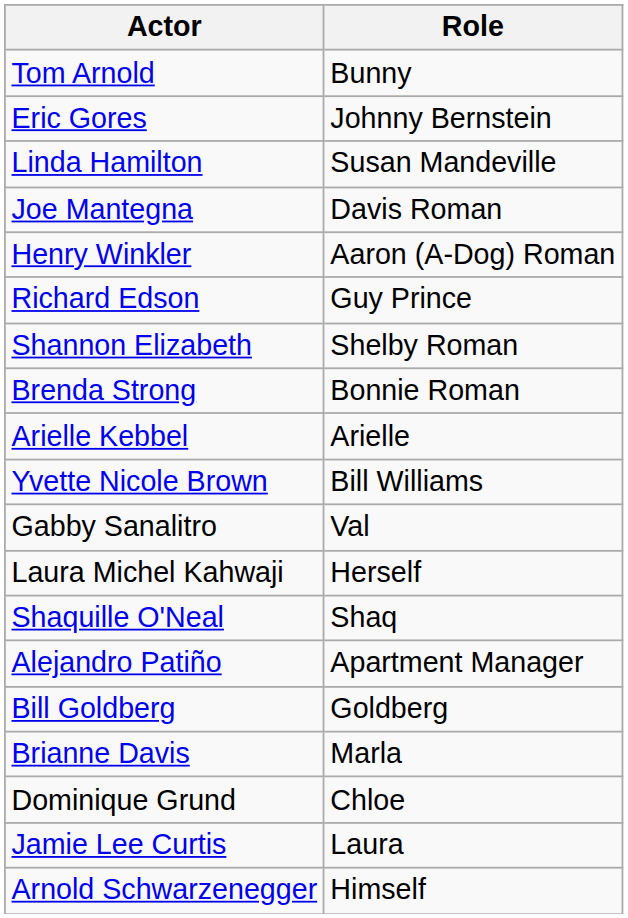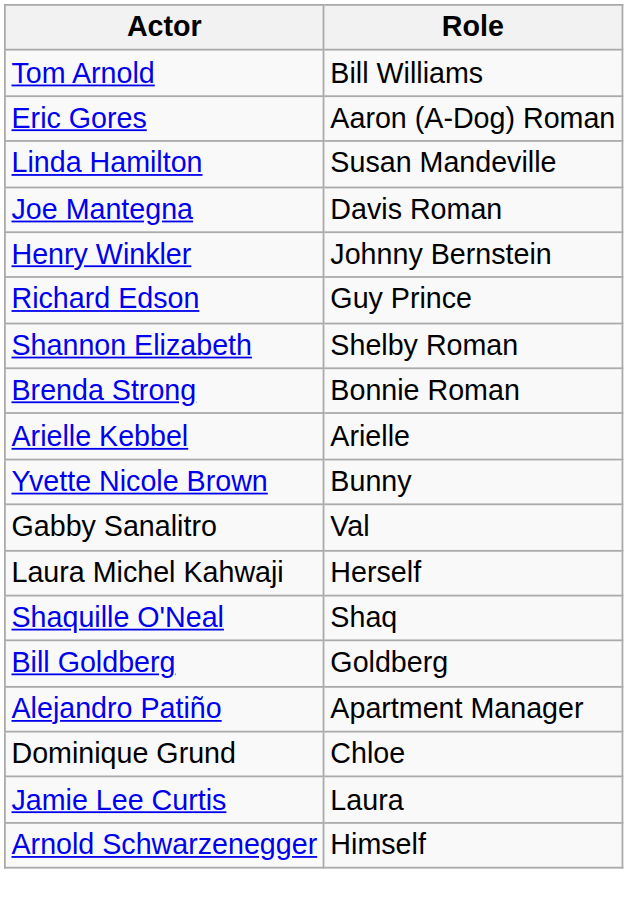(371, 72) Bunny -> (407, 72) Bill Williams
(441, 118) Johnny Bernstein -> (473, 118) Aaron (A-Dog) Roman
(473, 254) Aaron (A-Dog) Roman -> (441, 254) Johnny Bernstein
(407, 481) Bill Williams -> (371, 481) Bunny
rows swapped: (93, 708) <-> (117, 663)
- row: (101, 753)
